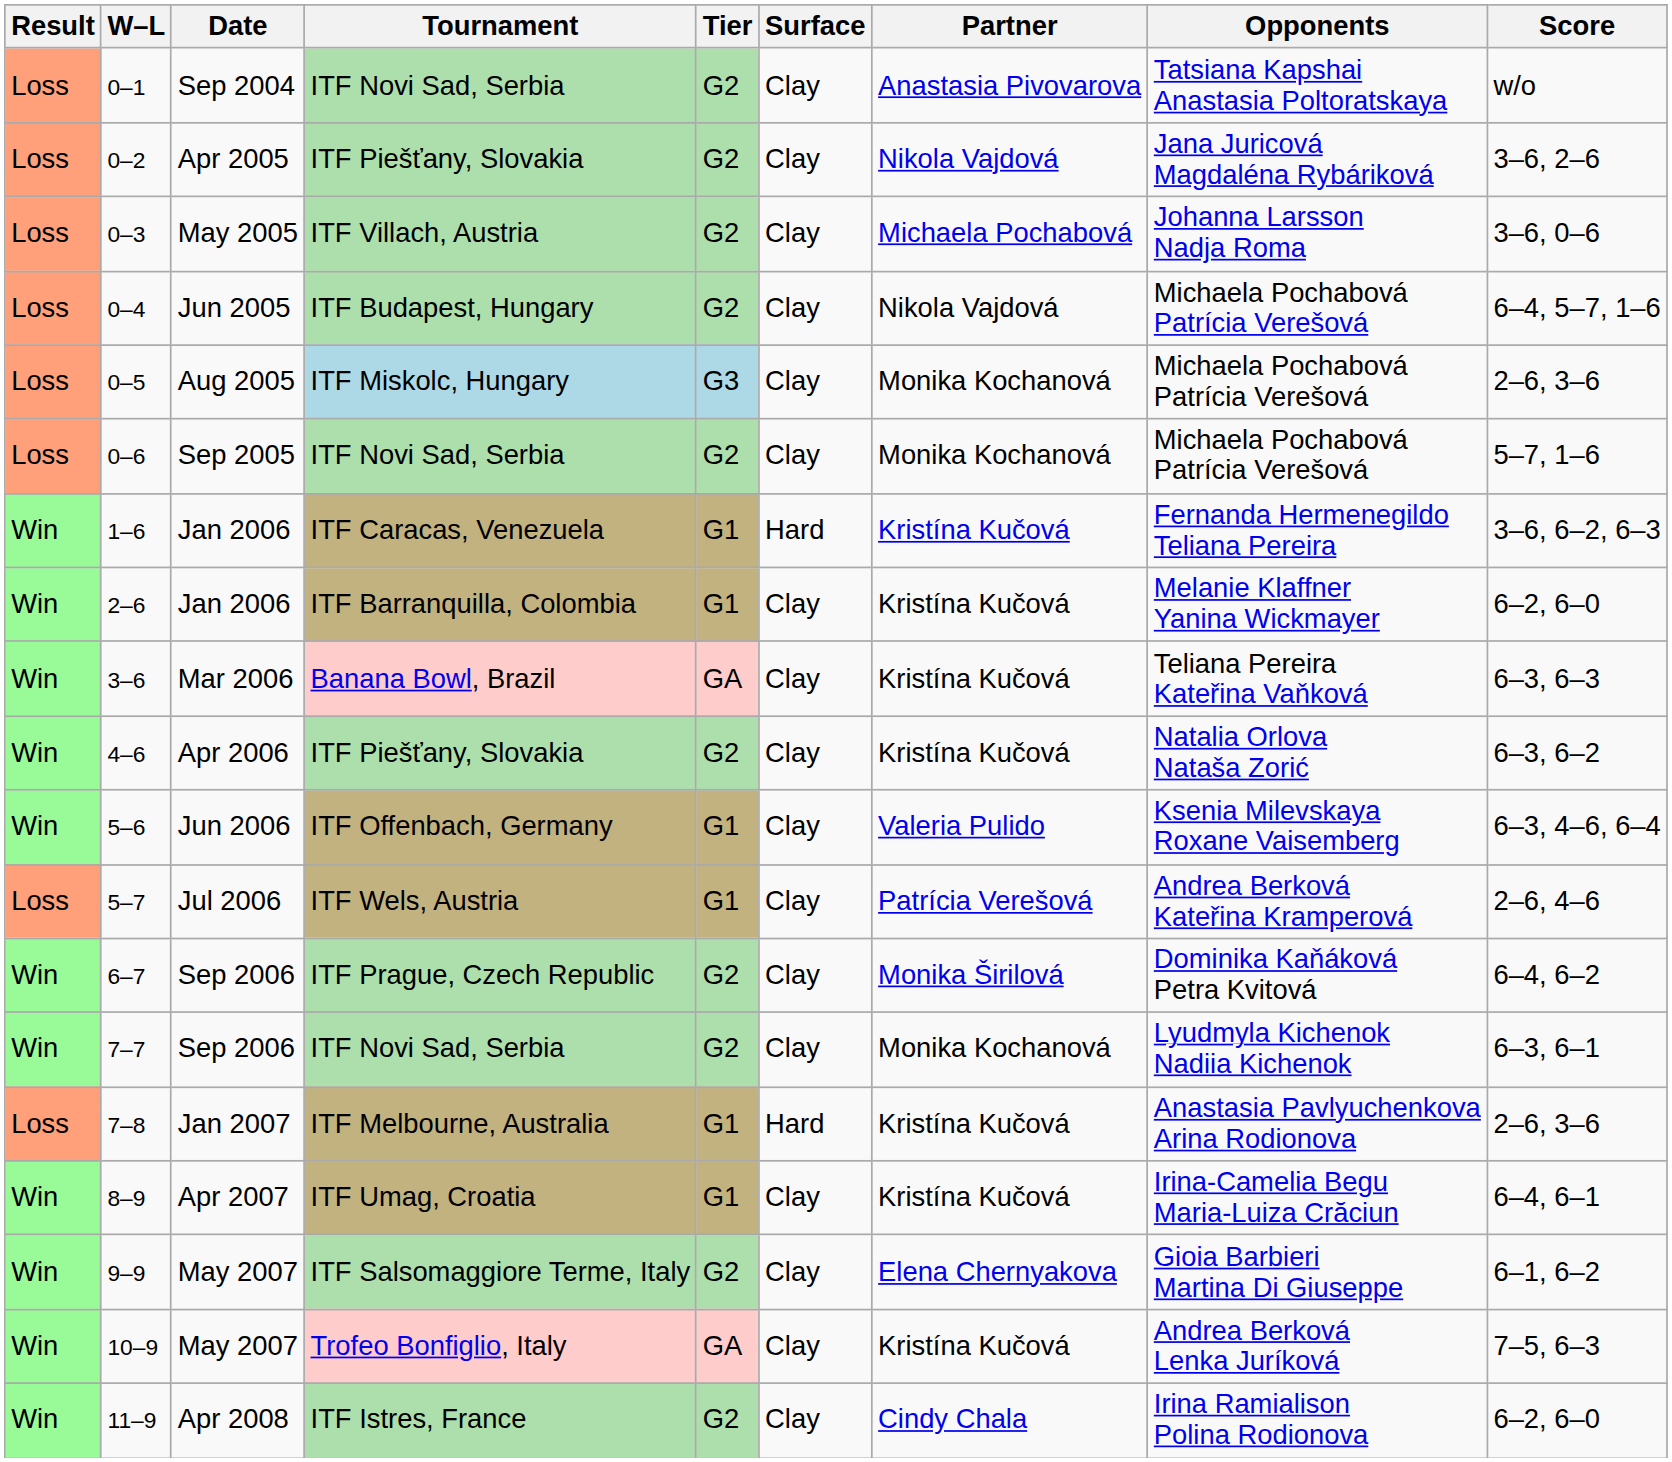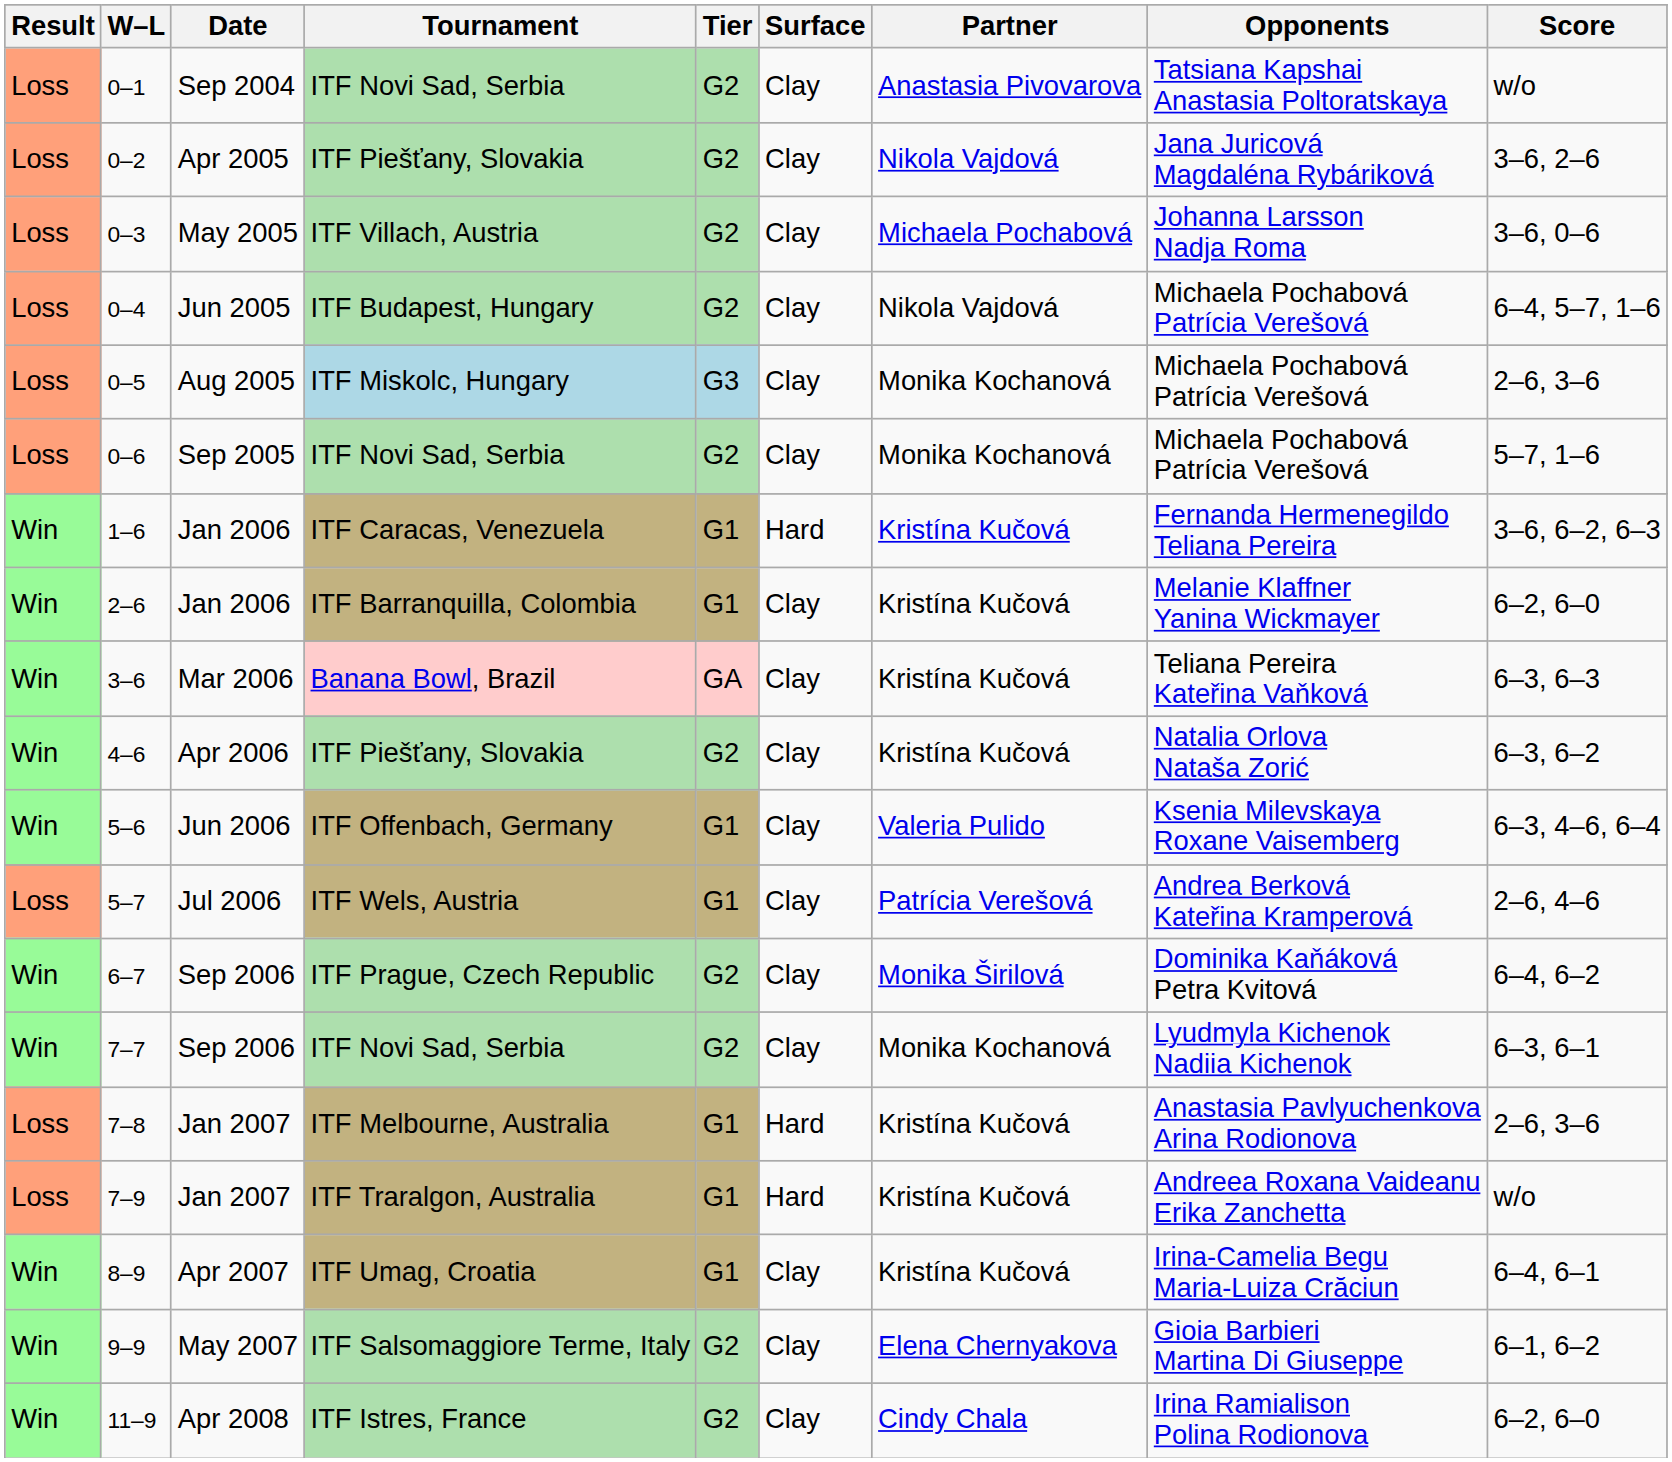+ row: (126, 1199)
- row: (133, 1347)
